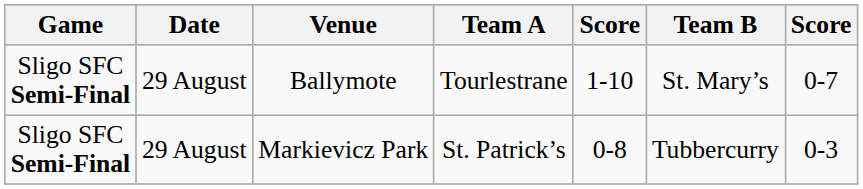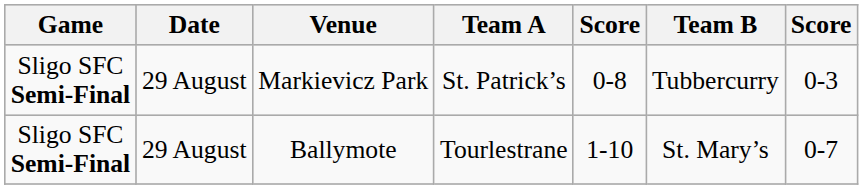rows swapped: (343, 79) <-> (343, 149)
